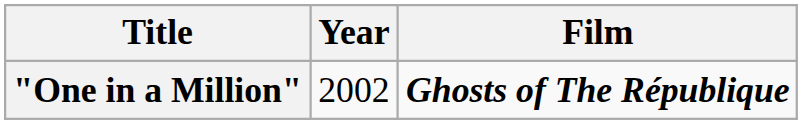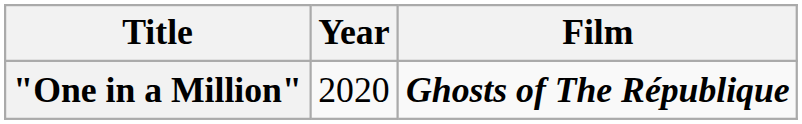(354, 89) 2002 -> (354, 89) 2020
